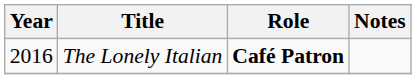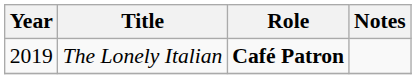(31, 55) 2016 -> (31, 55) 2019
